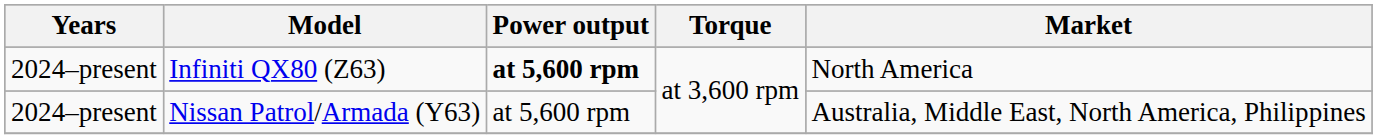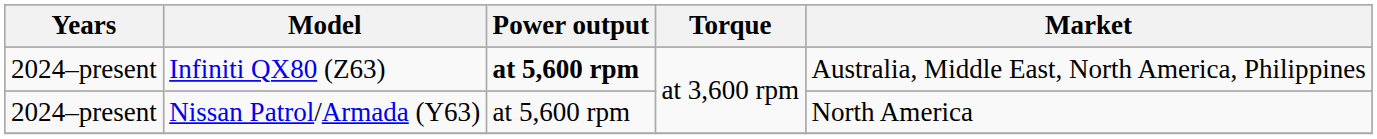(892, 68) North America -> (1089, 68) Australia, Middle East, North America, Philippines
(1089, 111) Australia, Middle East, North America, Philippines -> (892, 111) North America
